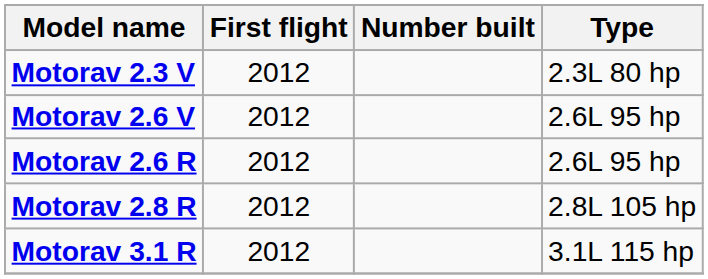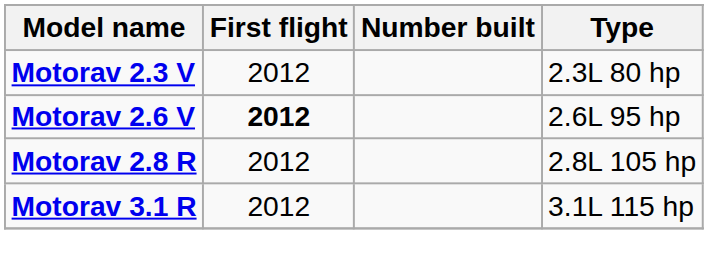(279, 117) normal -> (279, 117) bold
- row: (104, 161)
